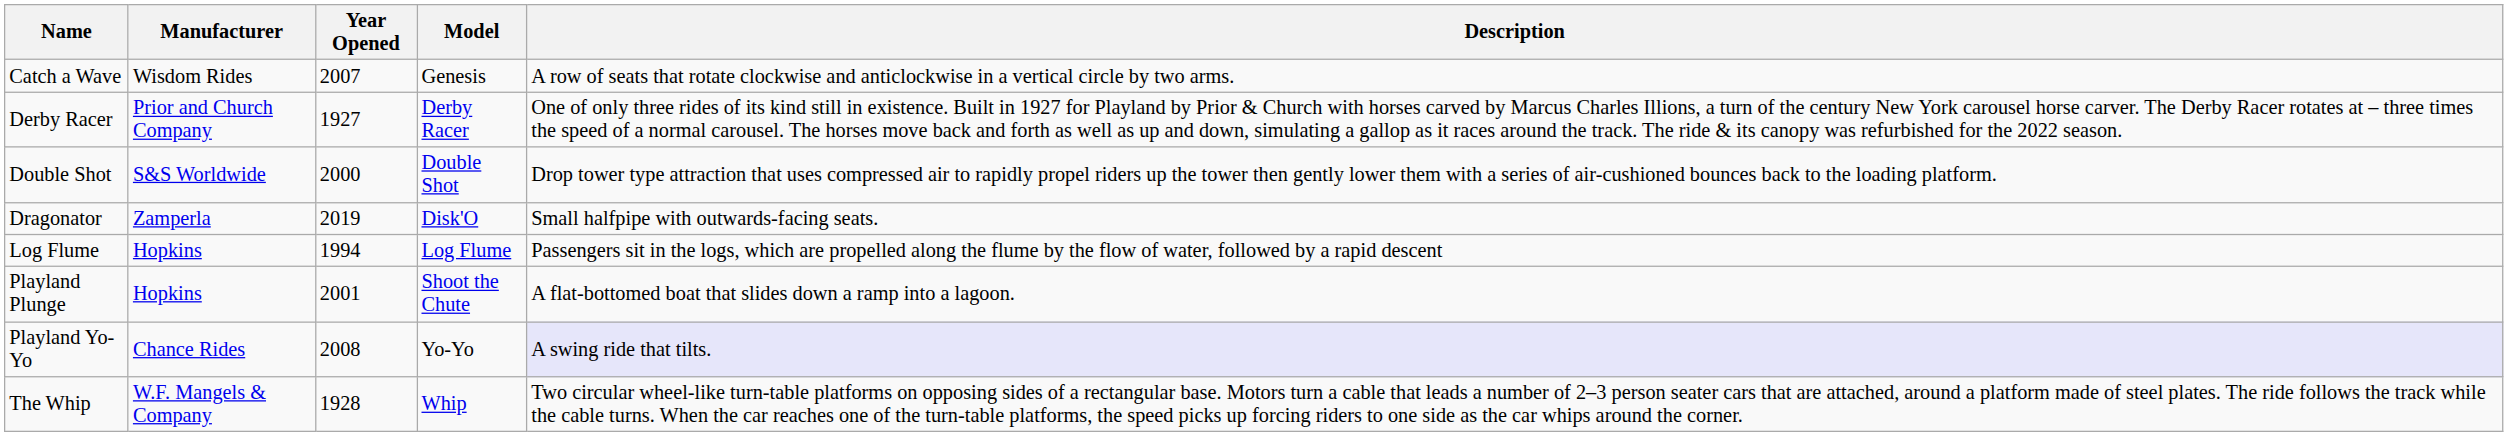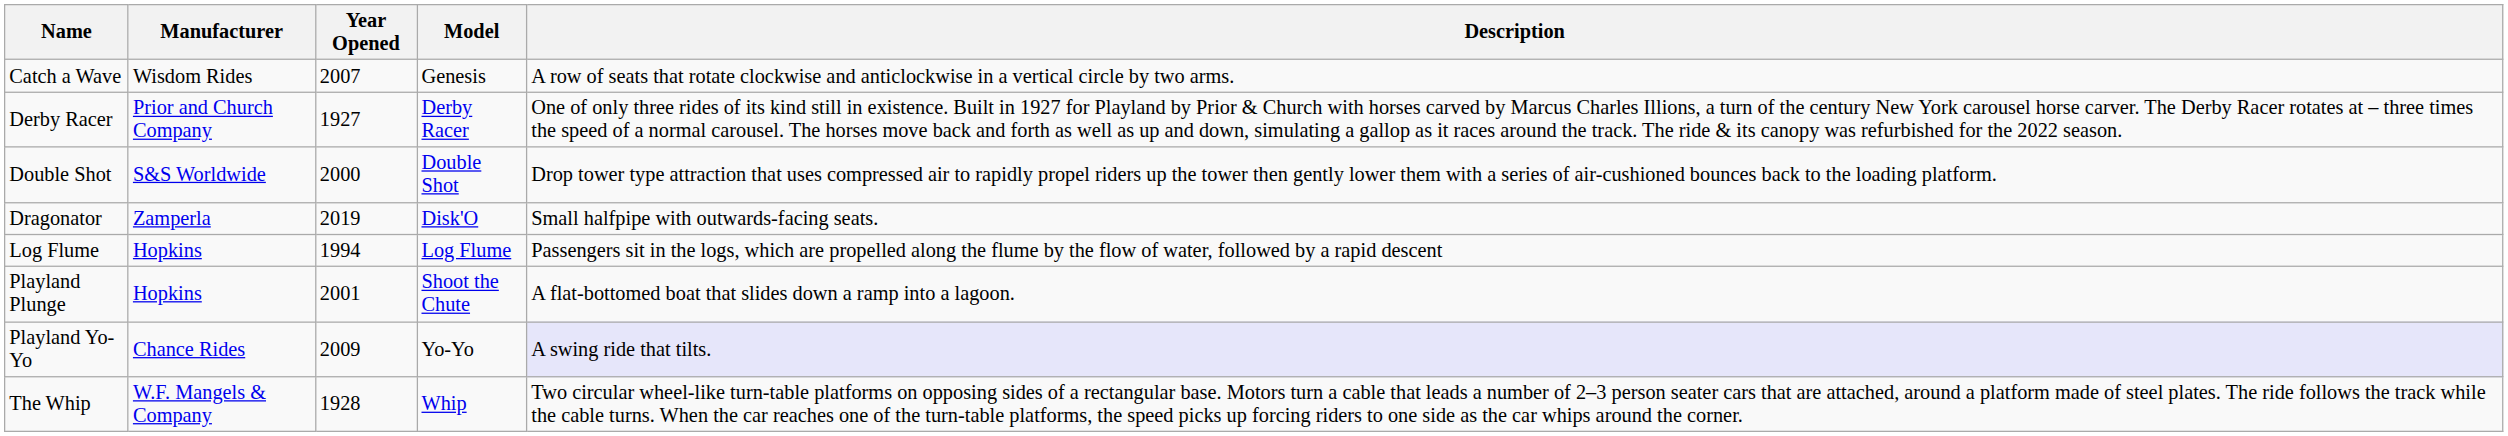(340, 349) 2008 -> (340, 349) 2009
